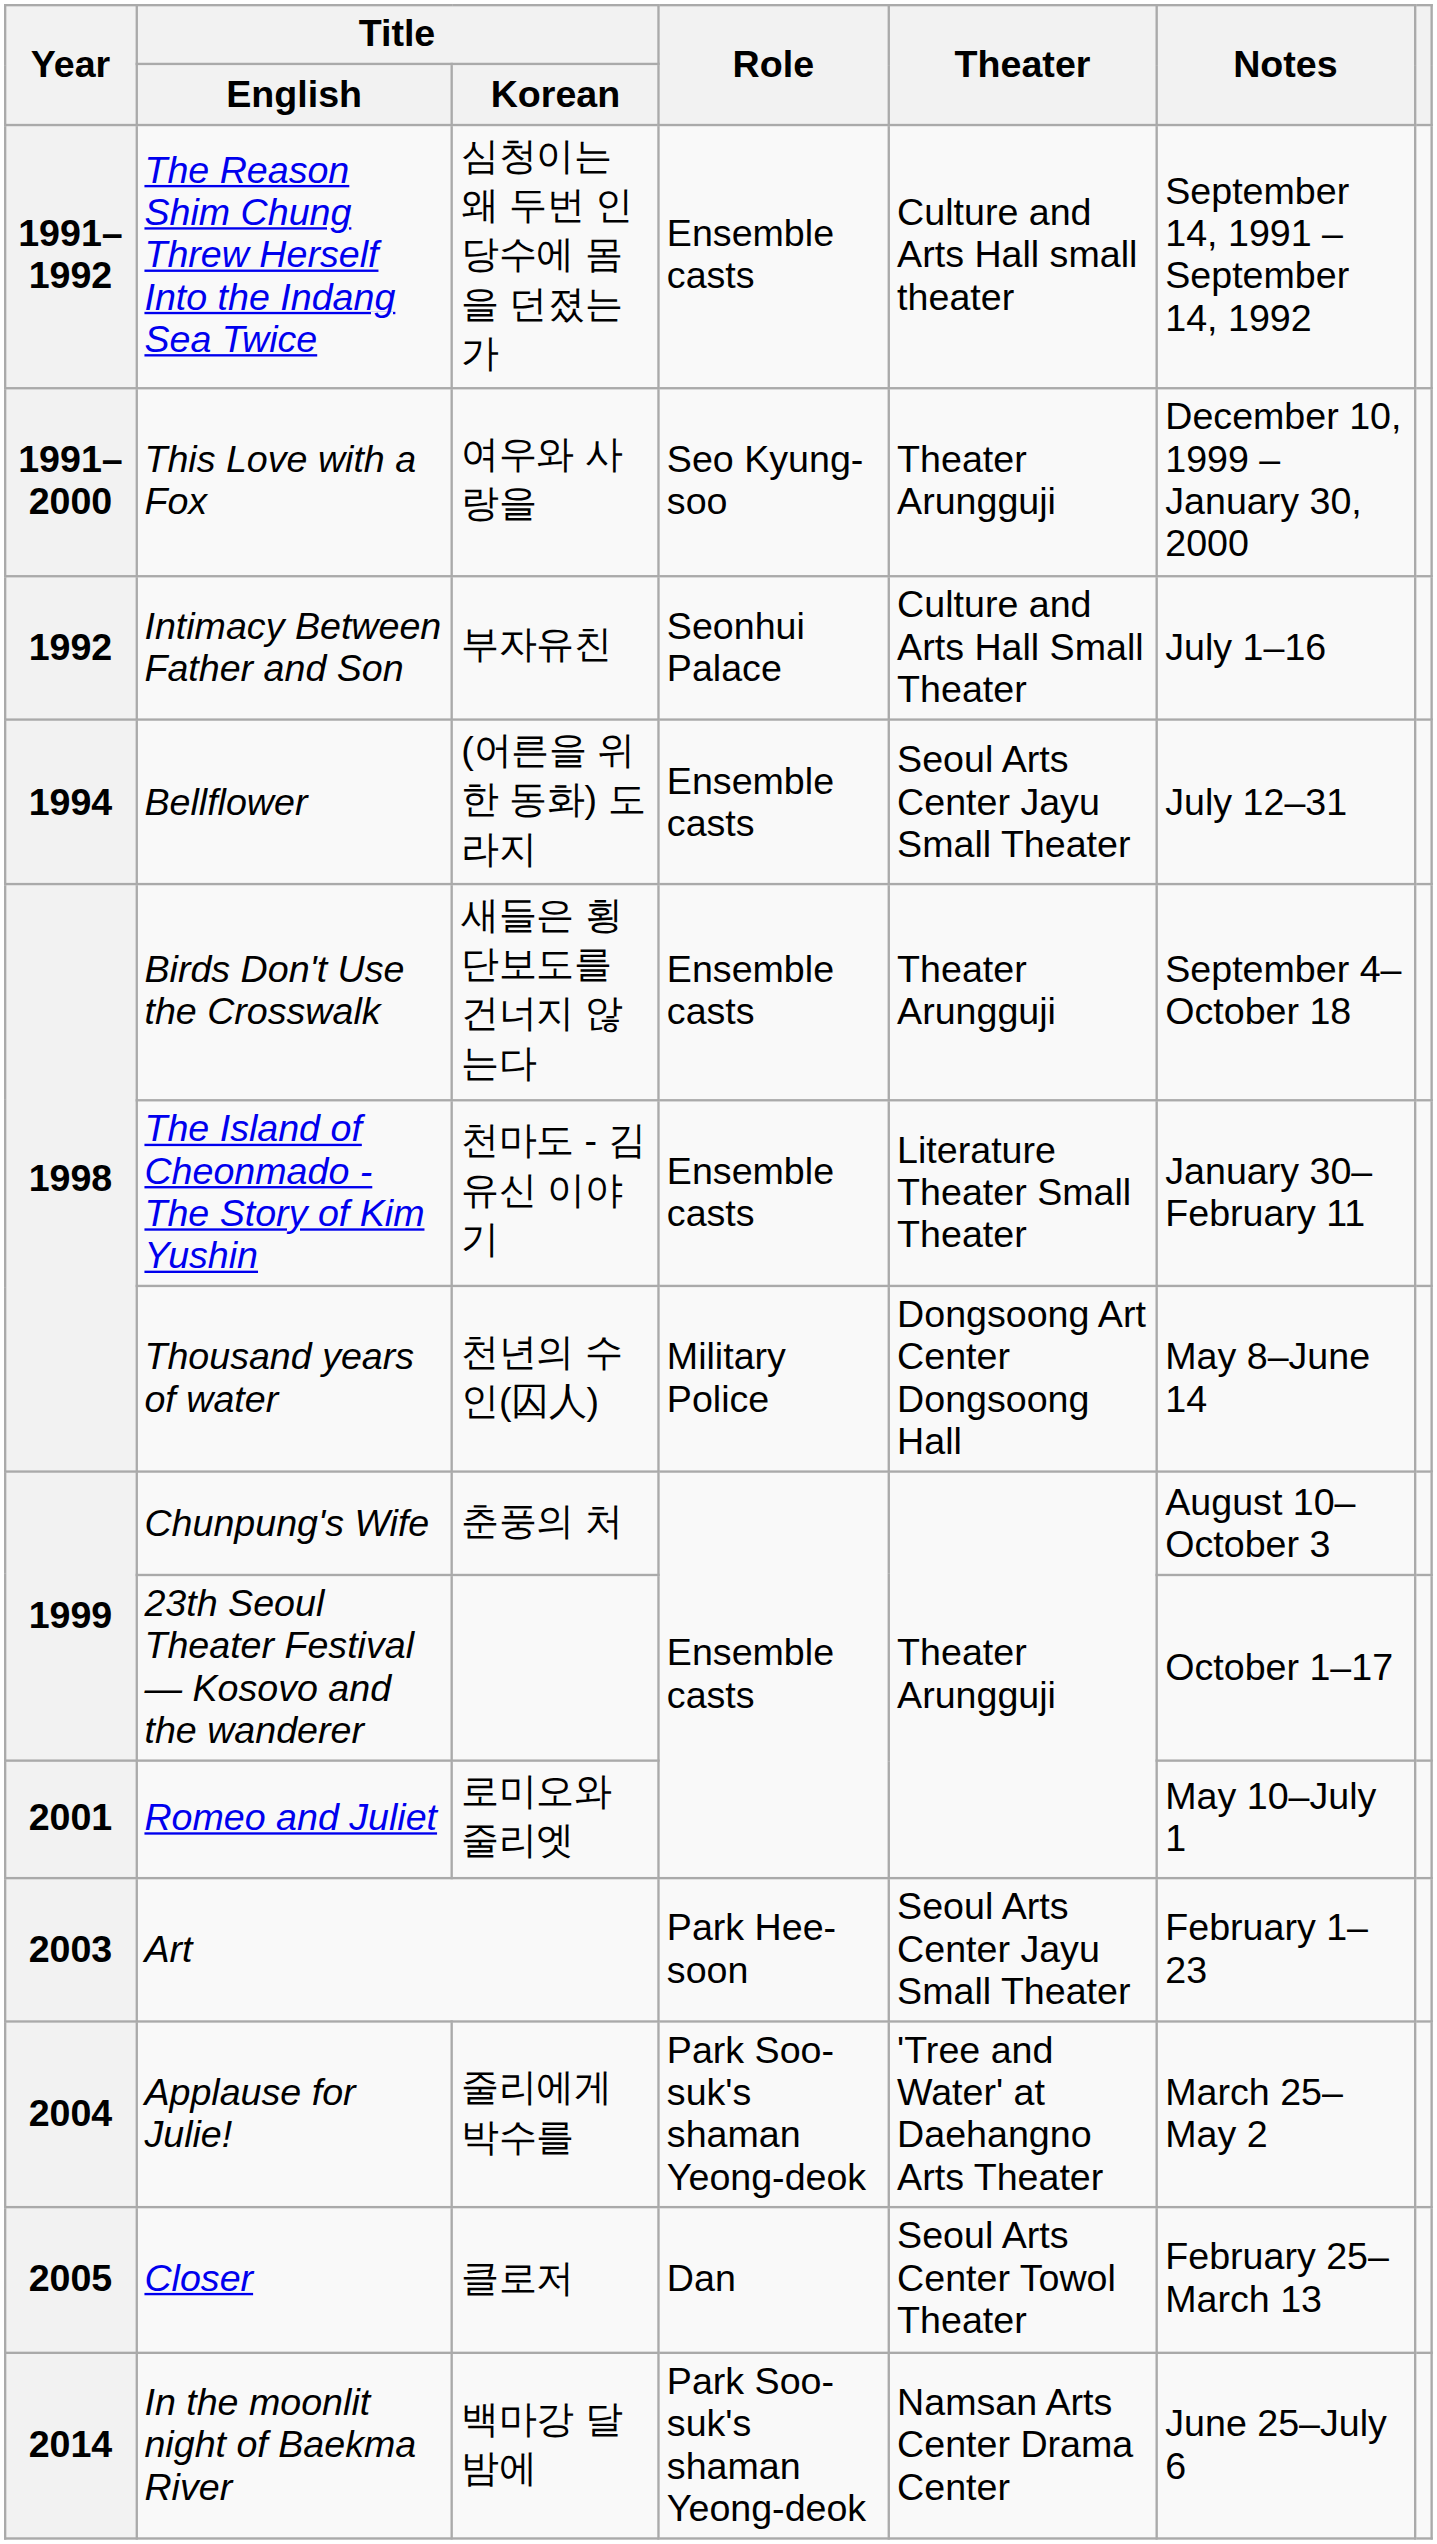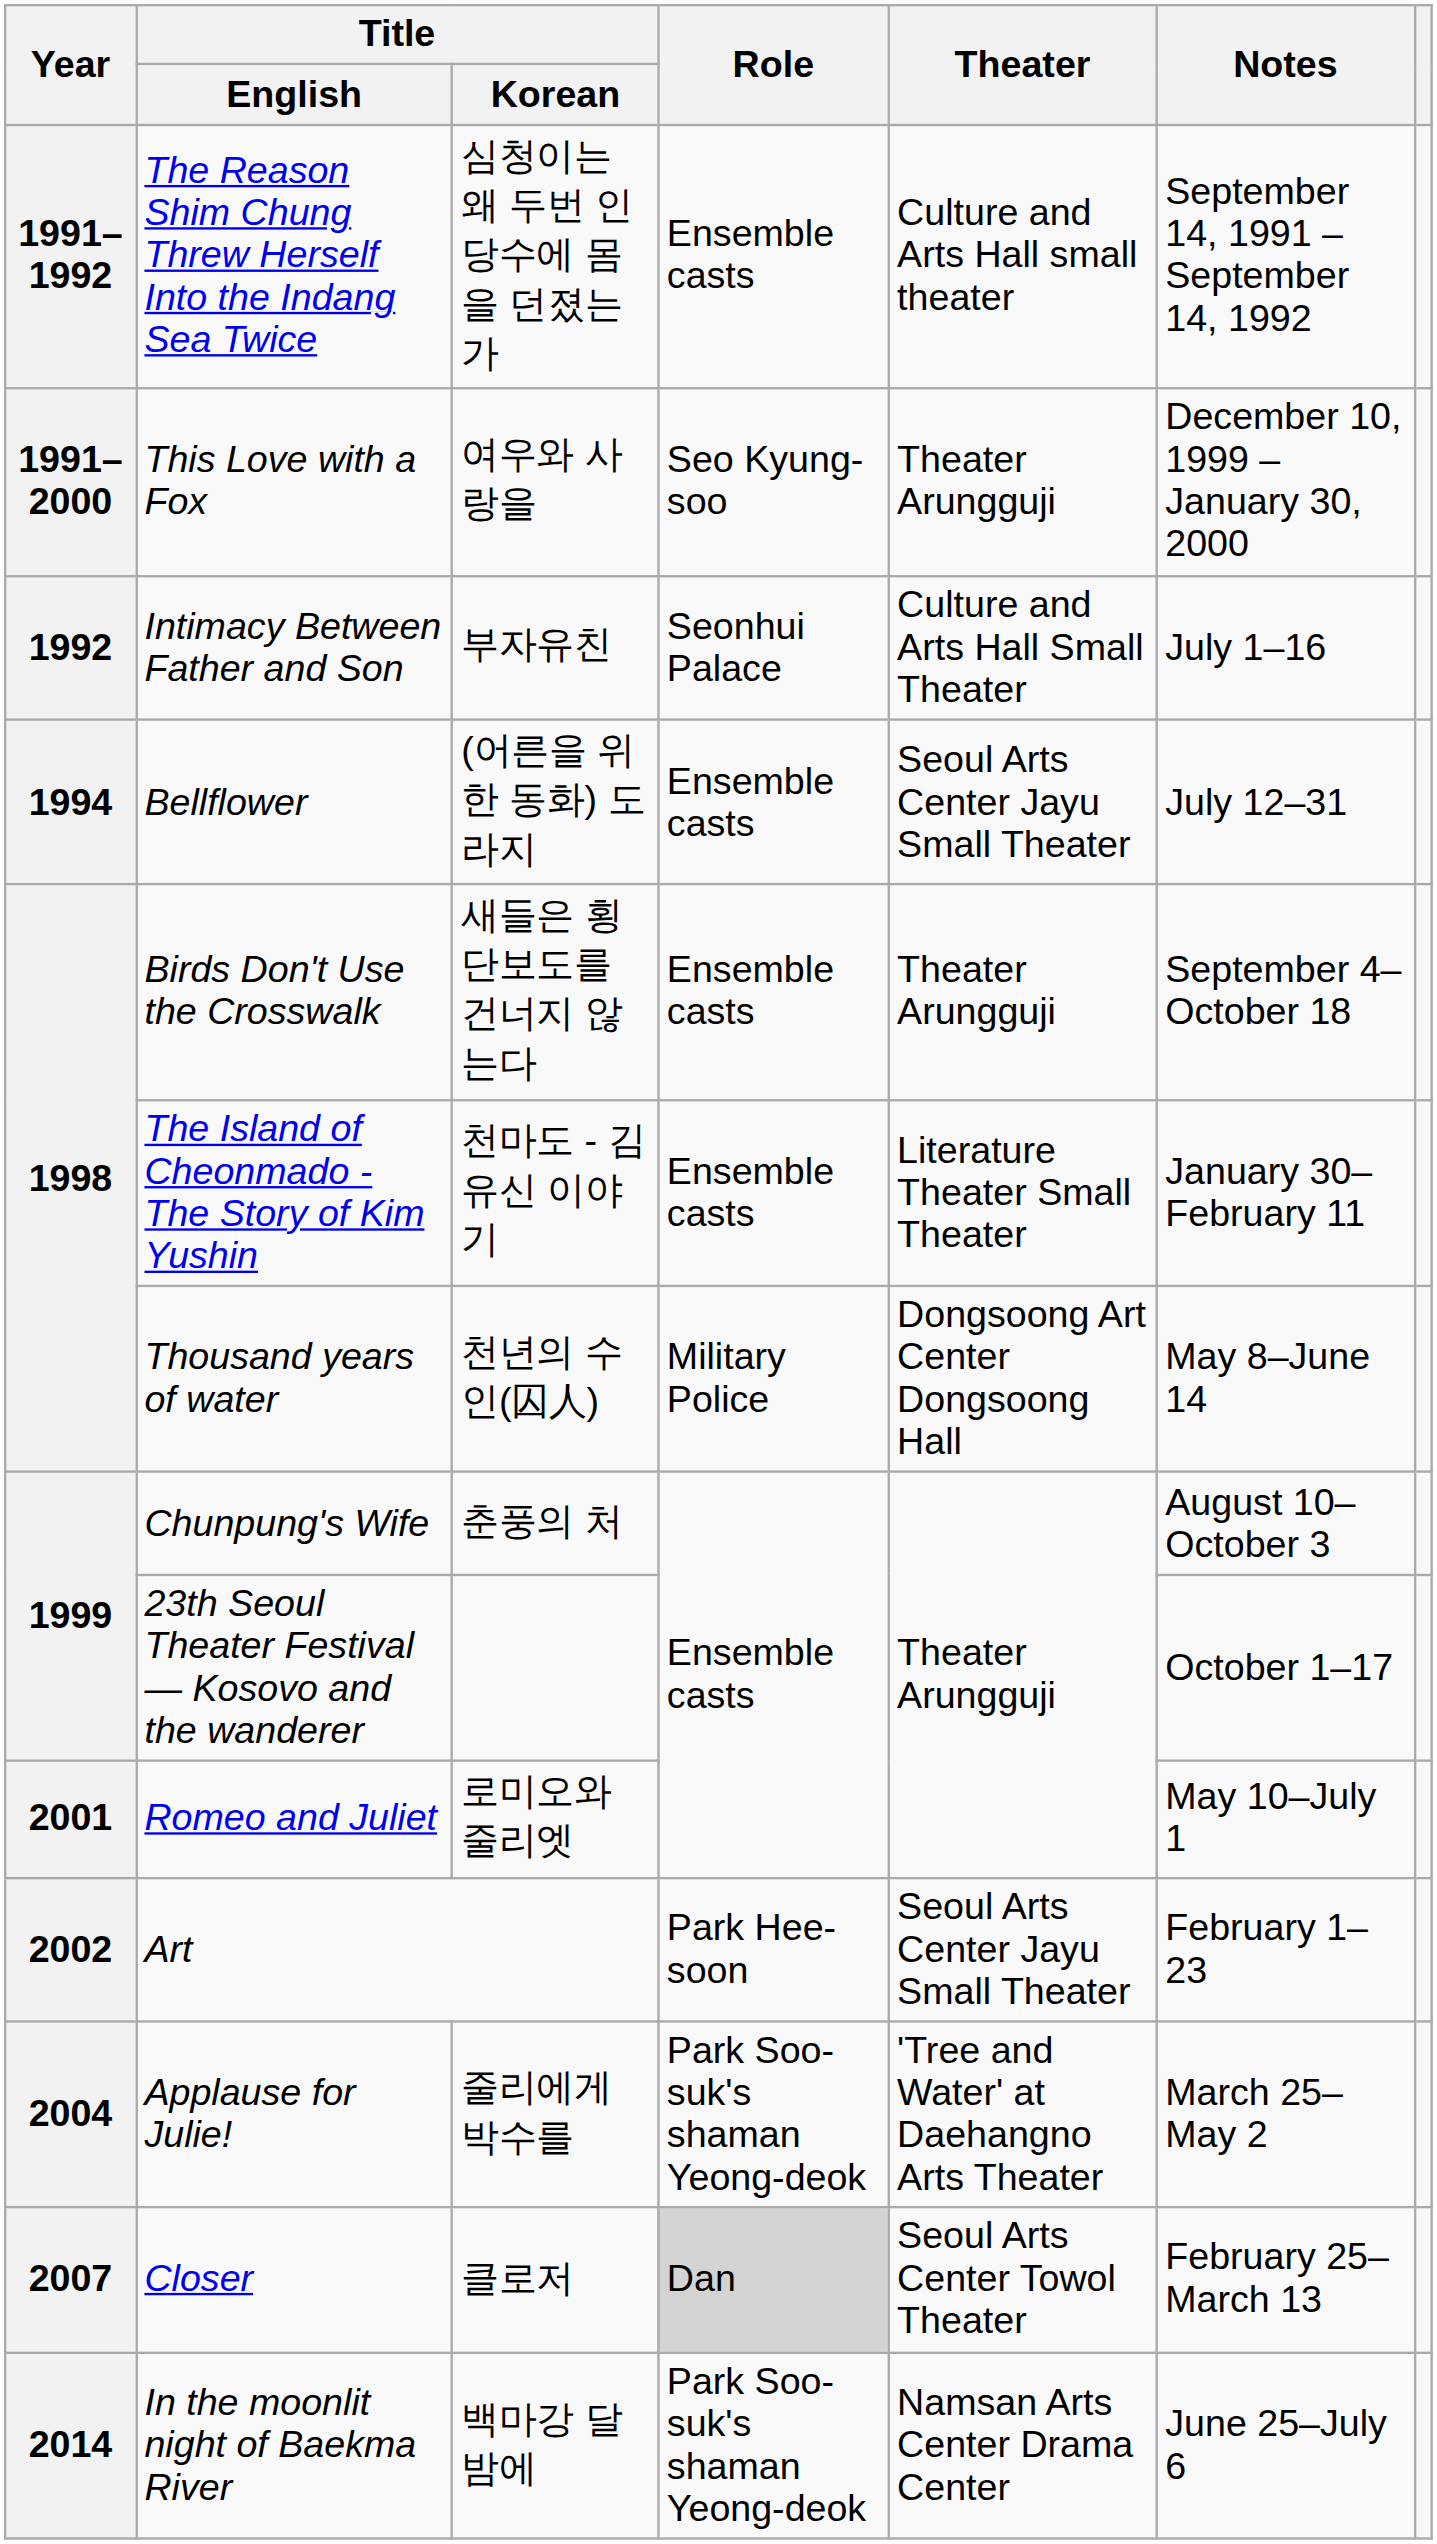(70, 1948) 2003 -> (70, 1948) 2002
(70, 2279) 2005 -> (70, 2279) 2007
(701, 2279) no background -> (701, 2279) lightgrey background
